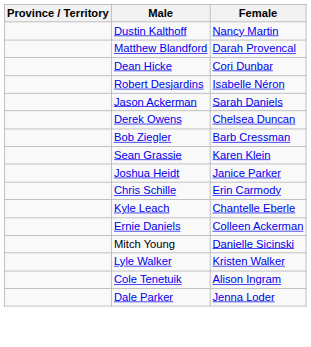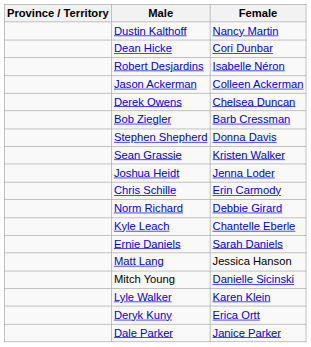- row: (161, 48)
(248, 102) Sarah Daniels -> (258, 84) Colleen Ackerman
+ row: (161, 137)
(241, 155) Karen Klein -> (249, 155) Kristen Walker
(247, 173) Janice Parker -> (244, 173) Jenna Loder
+ row: (149, 208)
(258, 226) Colleen Ackerman -> (248, 244) Sarah Daniels
+ row: (139, 262)
(249, 262) Kristen Walker -> (241, 297) Karen Klein
- row: (148, 279)
+ row: (143, 315)
(244, 297) Jenna Loder -> (247, 333) Janice Parker
